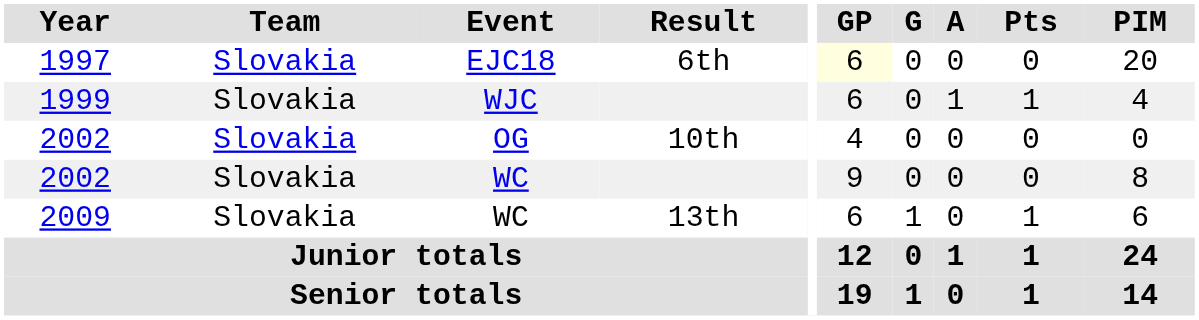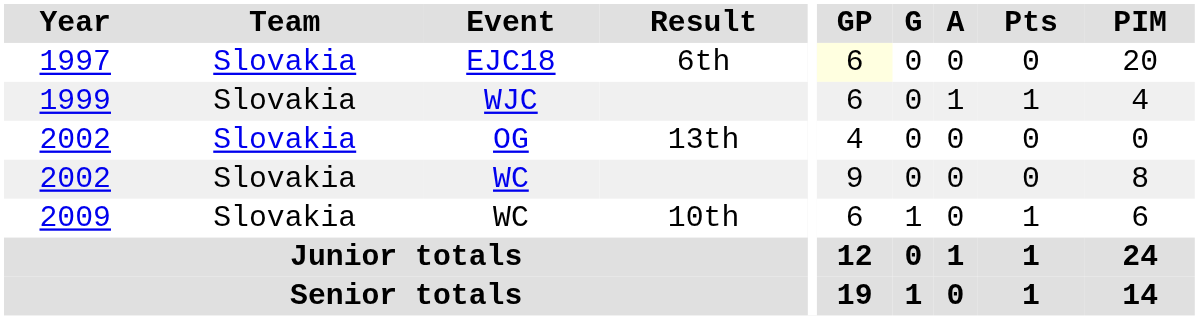(704, 140) 10th -> (704, 140) 13th
(704, 218) 13th -> (704, 218) 10th
